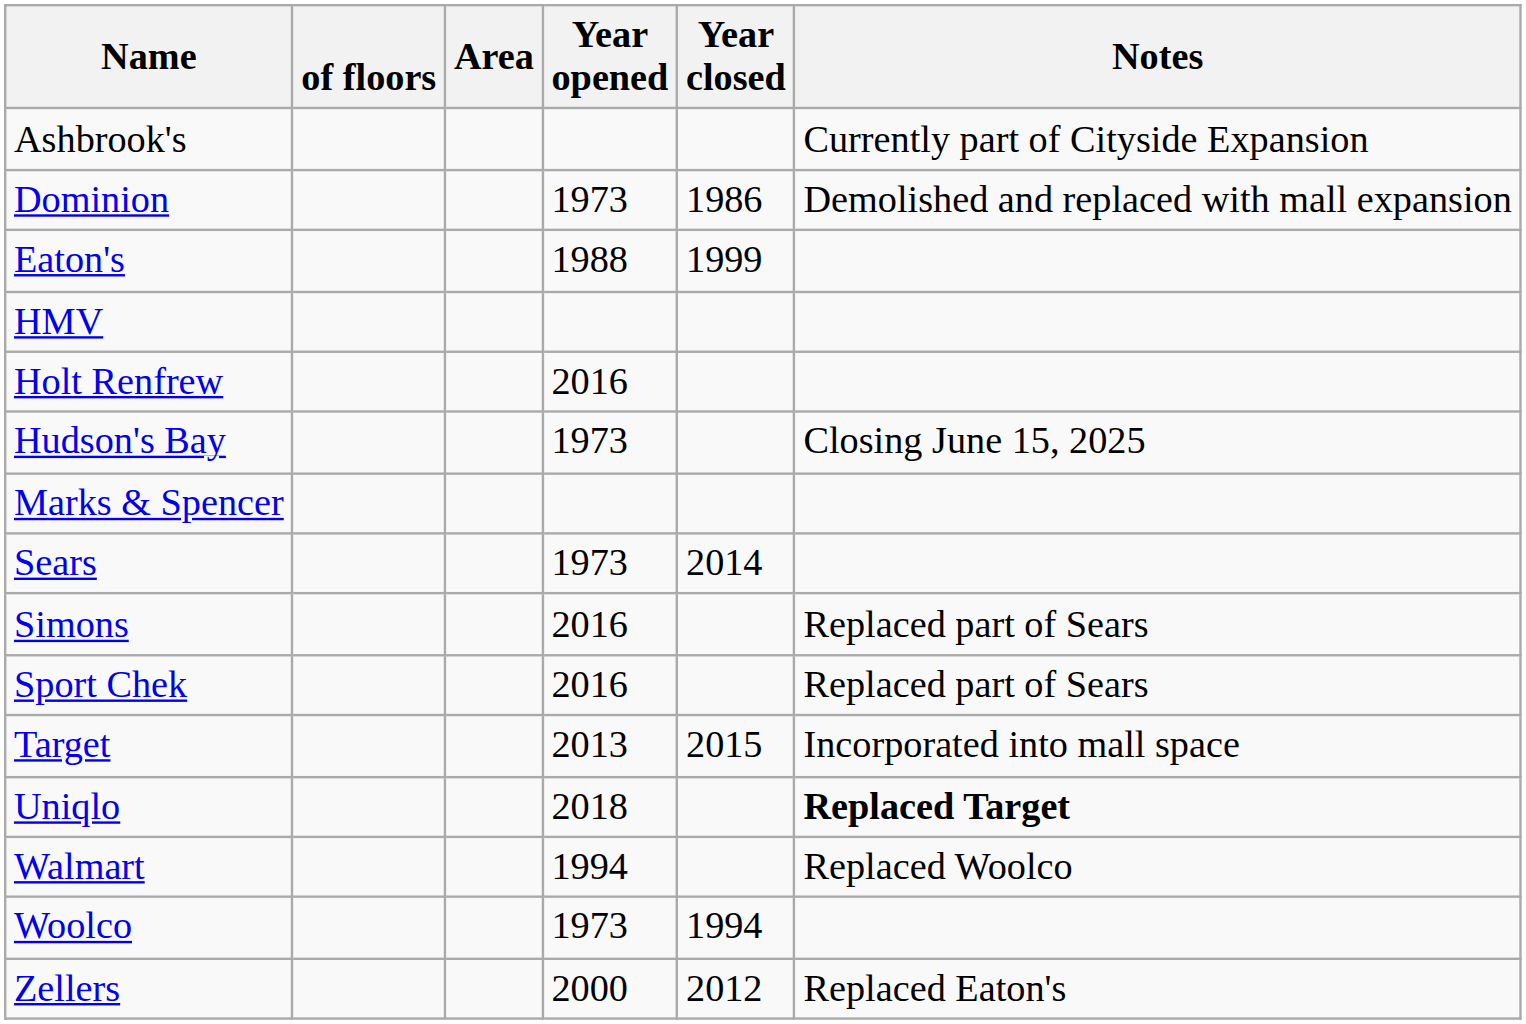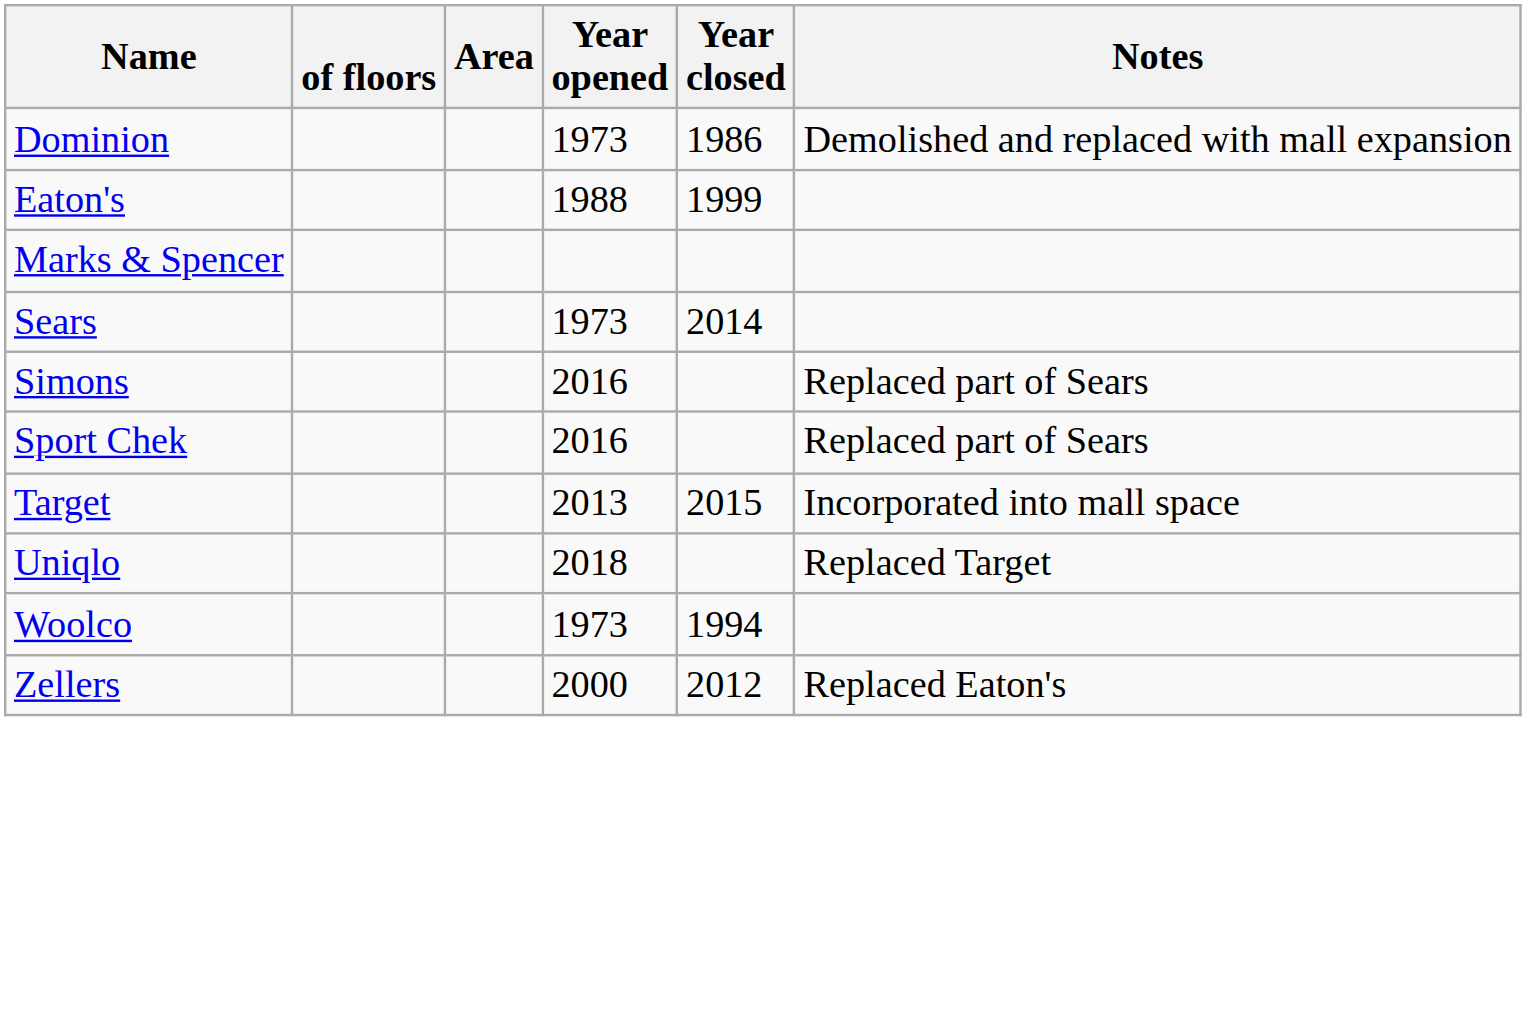- row: (100, 138)
- row: (59, 320)
- row: (119, 381)
- row: (120, 441)
(937, 805) bold -> (927, 563) normal
- row: (79, 866)
